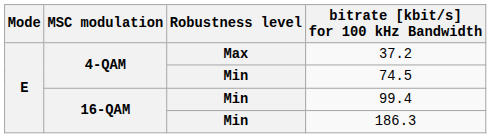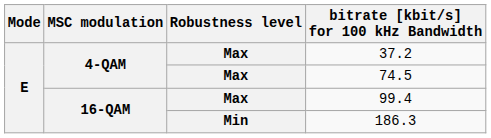(236, 77) Min -> (236, 77) Max
(236, 99) Min -> (236, 99) Max
